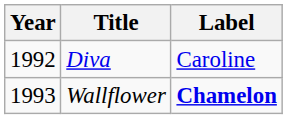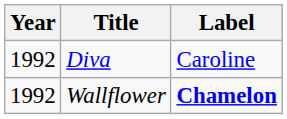(33, 95) 1993 -> (33, 95) 1992
